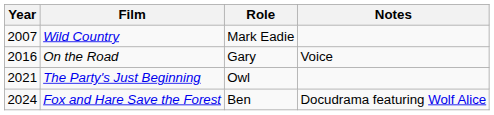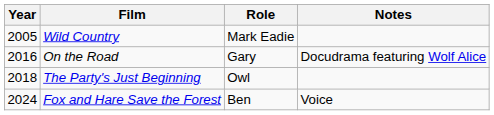(22, 36) 2007 -> (22, 36) 2005
(317, 57) Voice -> (393, 57) Docudrama featuring Wolf Alice
(22, 78) 2021 -> (22, 78) 2018
(393, 99) Docudrama featuring Wolf Alice -> (317, 99) Voice
